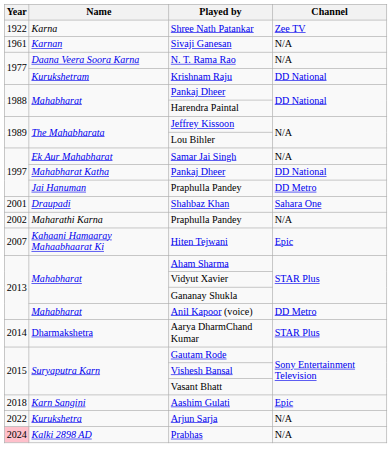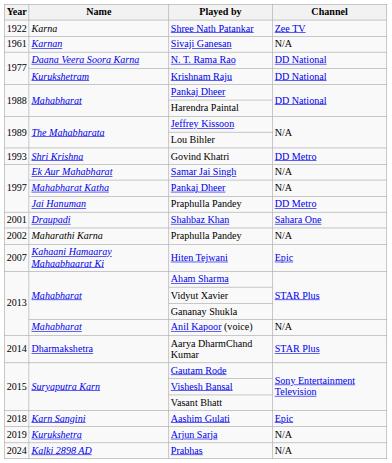(283, 60) N/A -> (301, 60) DD National
+ row: (57, 156)
(301, 172) DD National -> (283, 188) N/A
(296, 311) DD Metro -> (283, 327) N/A
(17, 418) 2022 -> (17, 434) 2019
(17, 434) pink background -> (17, 450) no background
